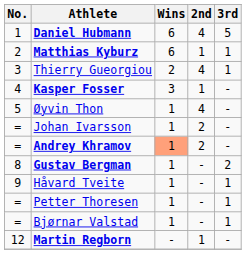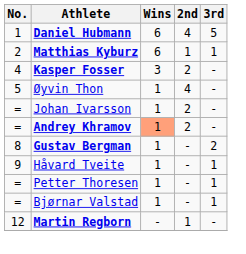- row: (93, 70)
(201, 89) 1 -> (187, 70) 2
